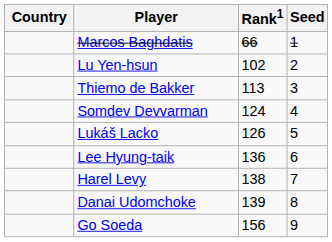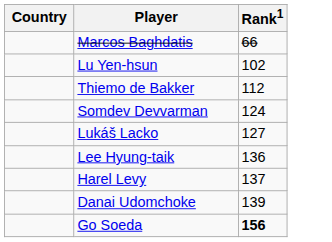- column: (307, 17)
(253, 88) 113 -> (253, 88) 112
(254, 134) 126 -> (254, 134) 127
(254, 179) 138 -> (254, 179) 137
(254, 225) normal -> (254, 225) bold
